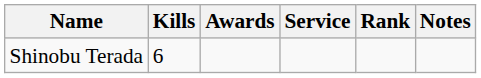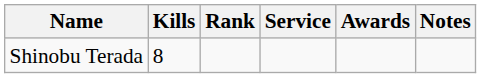columns swapped: (385, 21) <-> (240, 21)
(158, 55) 6 -> (158, 55) 8
